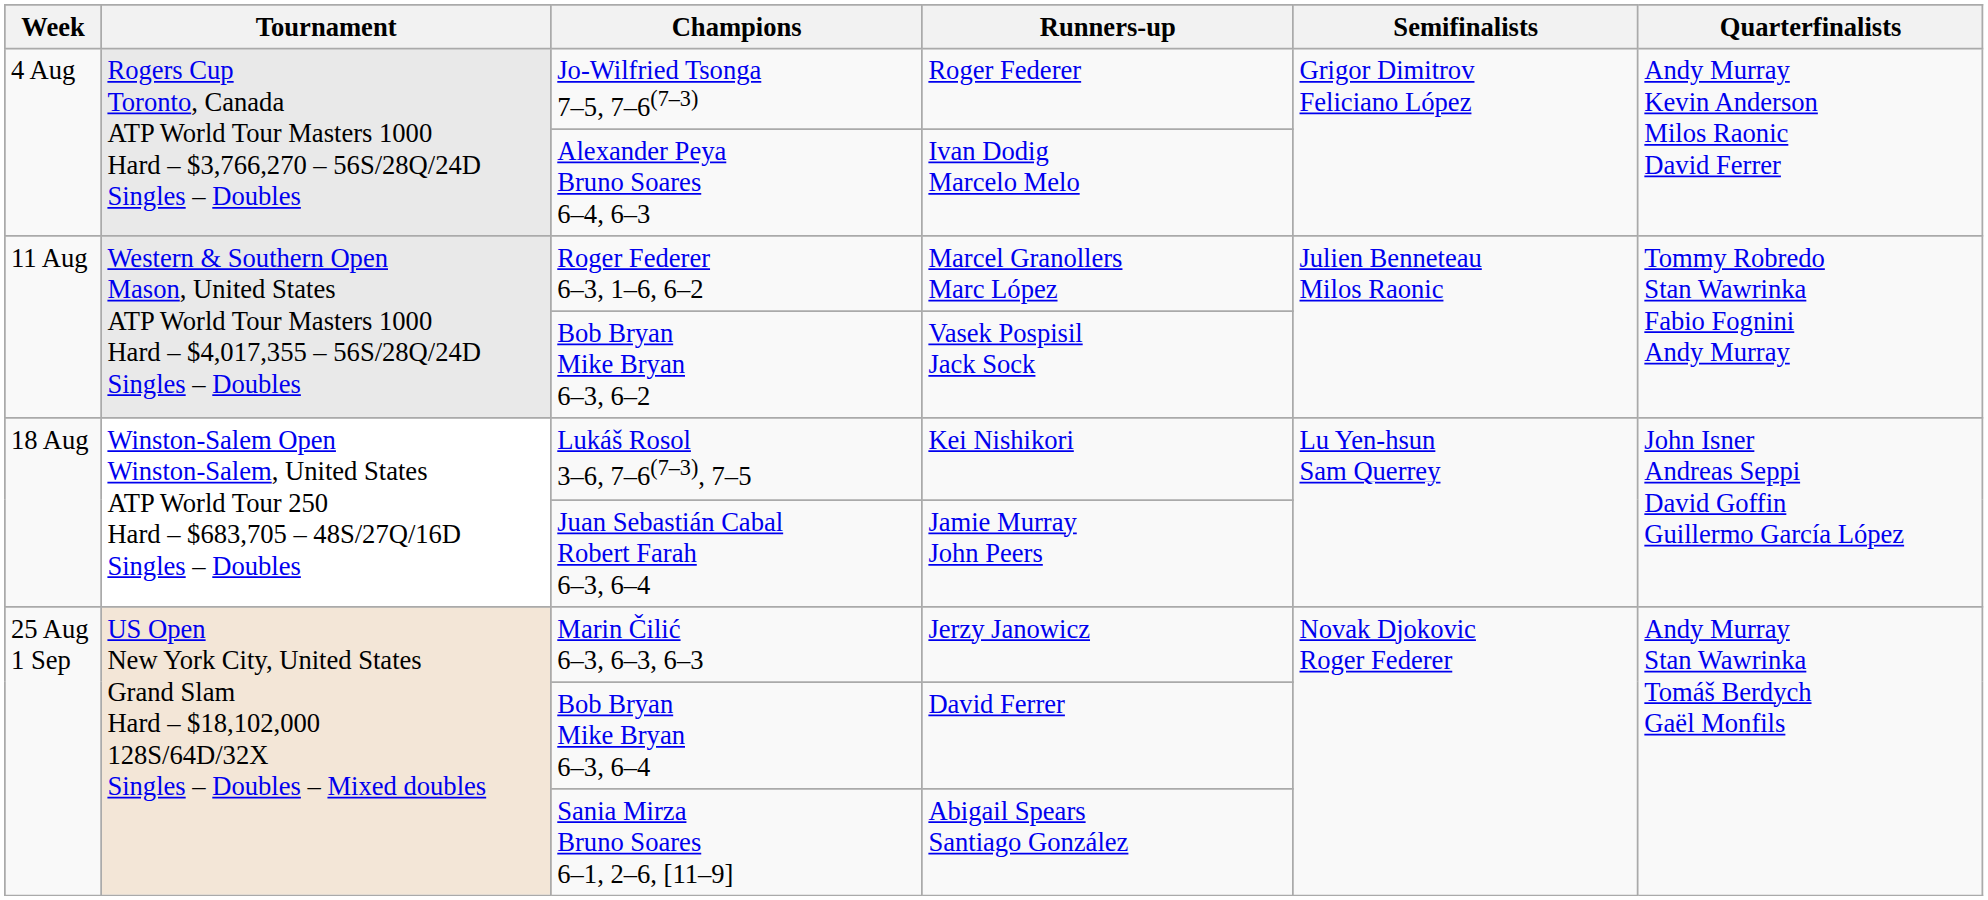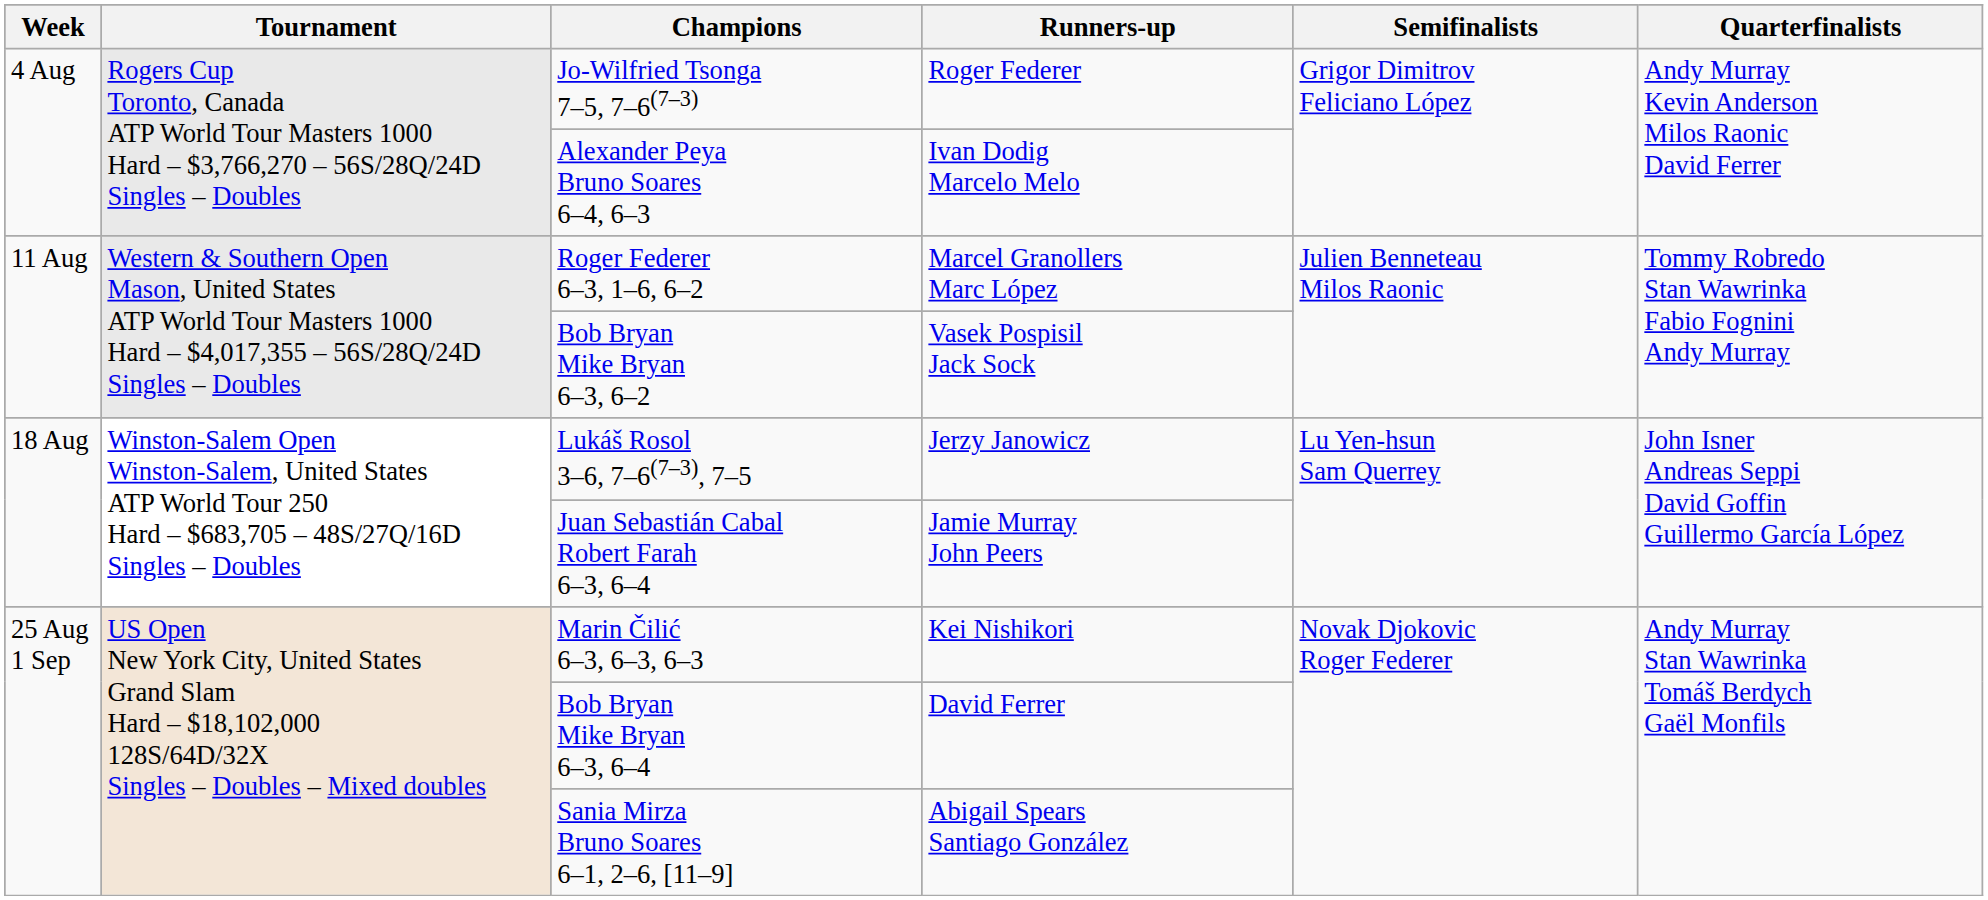(1001, 440) Kei Nishikori -> (1009, 440) Jerzy Janowicz
(1009, 627) Jerzy Janowicz -> (1001, 627) Kei Nishikori
